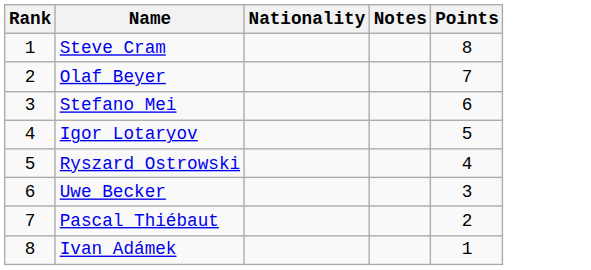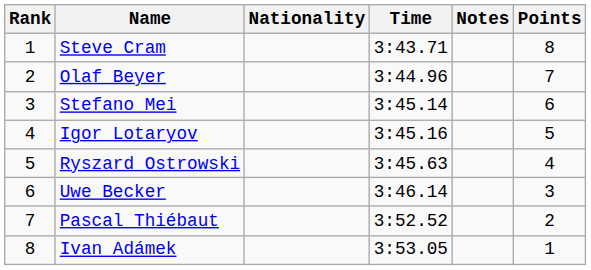+ column: (411, 19)
